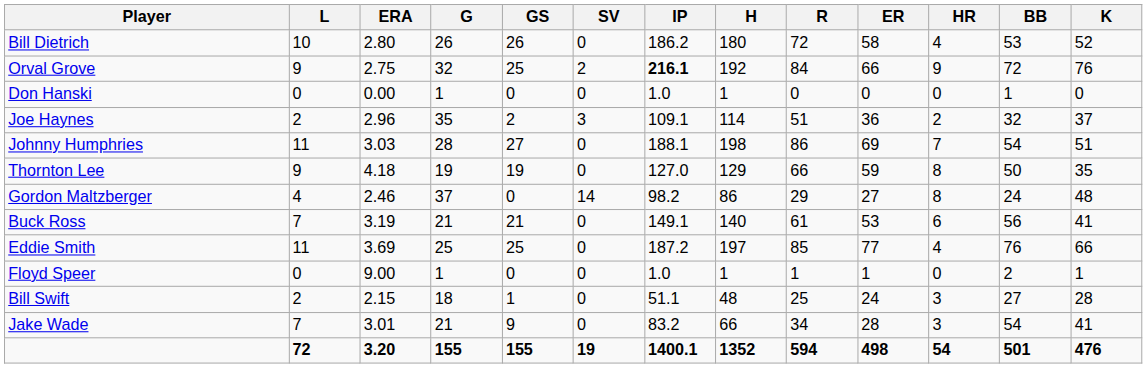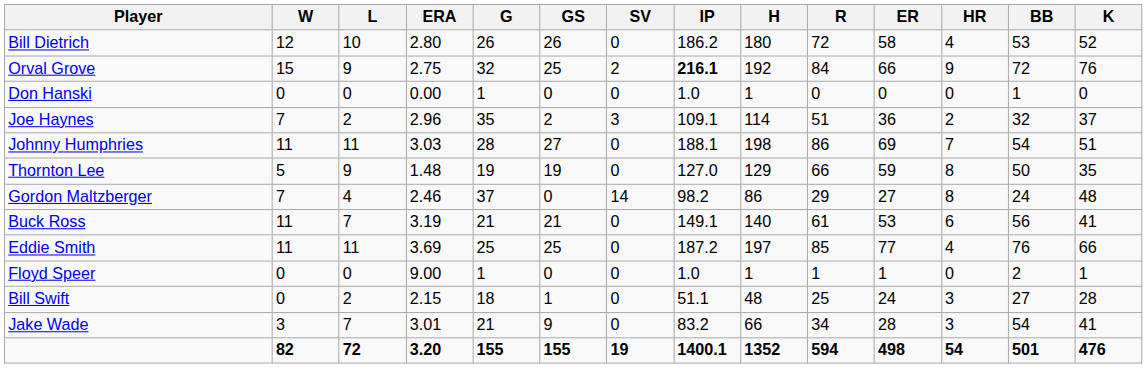+ column: (306, 17)
(379, 171) 4.18 -> (425, 171) 1.48
